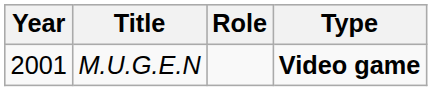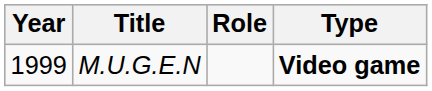(39, 64) 2001 -> (39, 64) 1999
